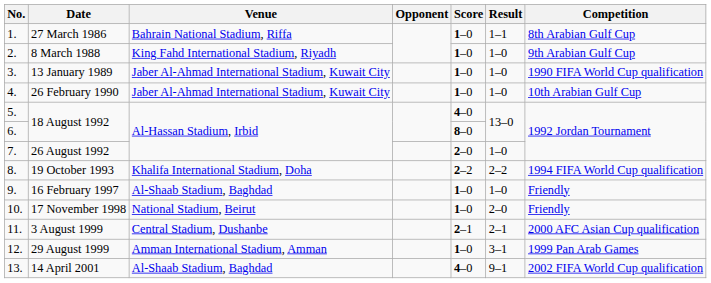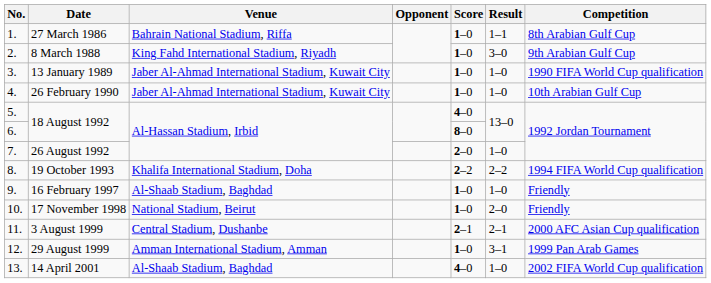(498, 53) 1–0 -> (498, 53) 3–0
(498, 268) 9–1 -> (498, 268) 1–0
